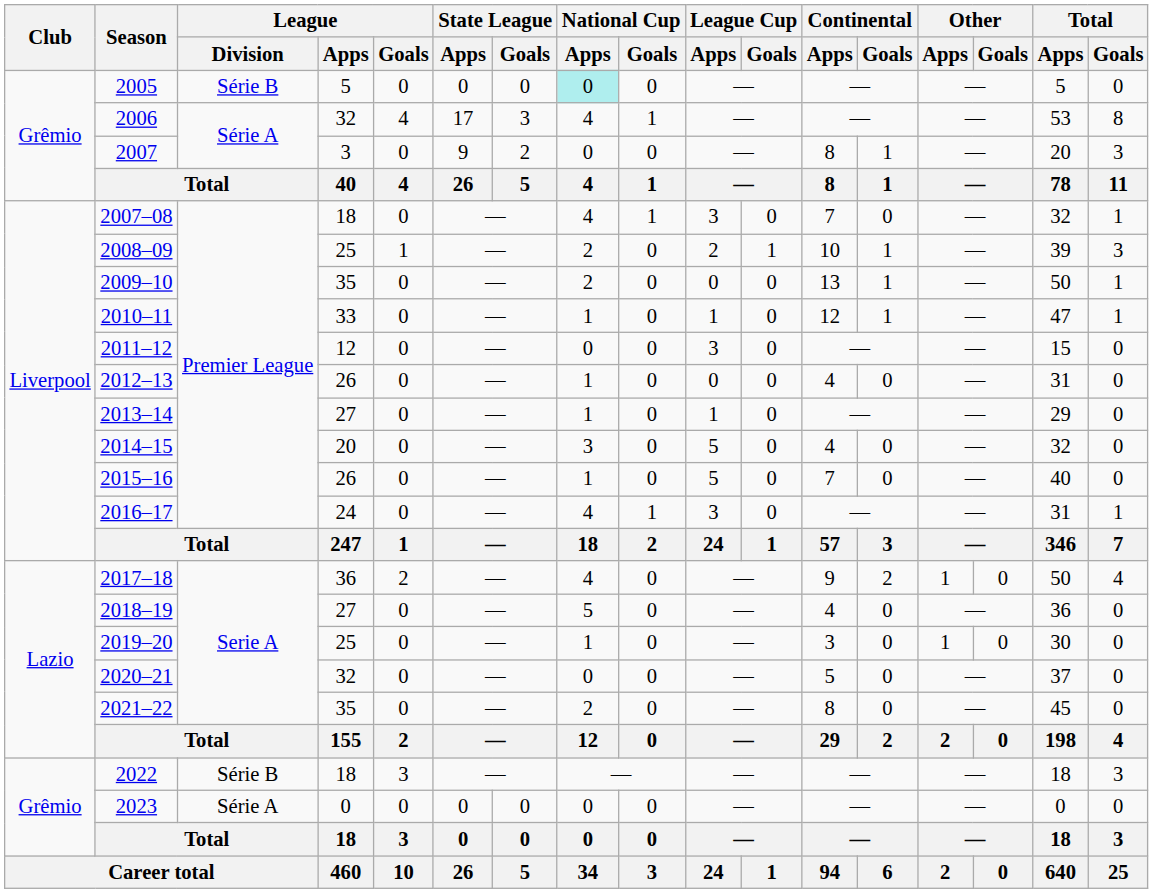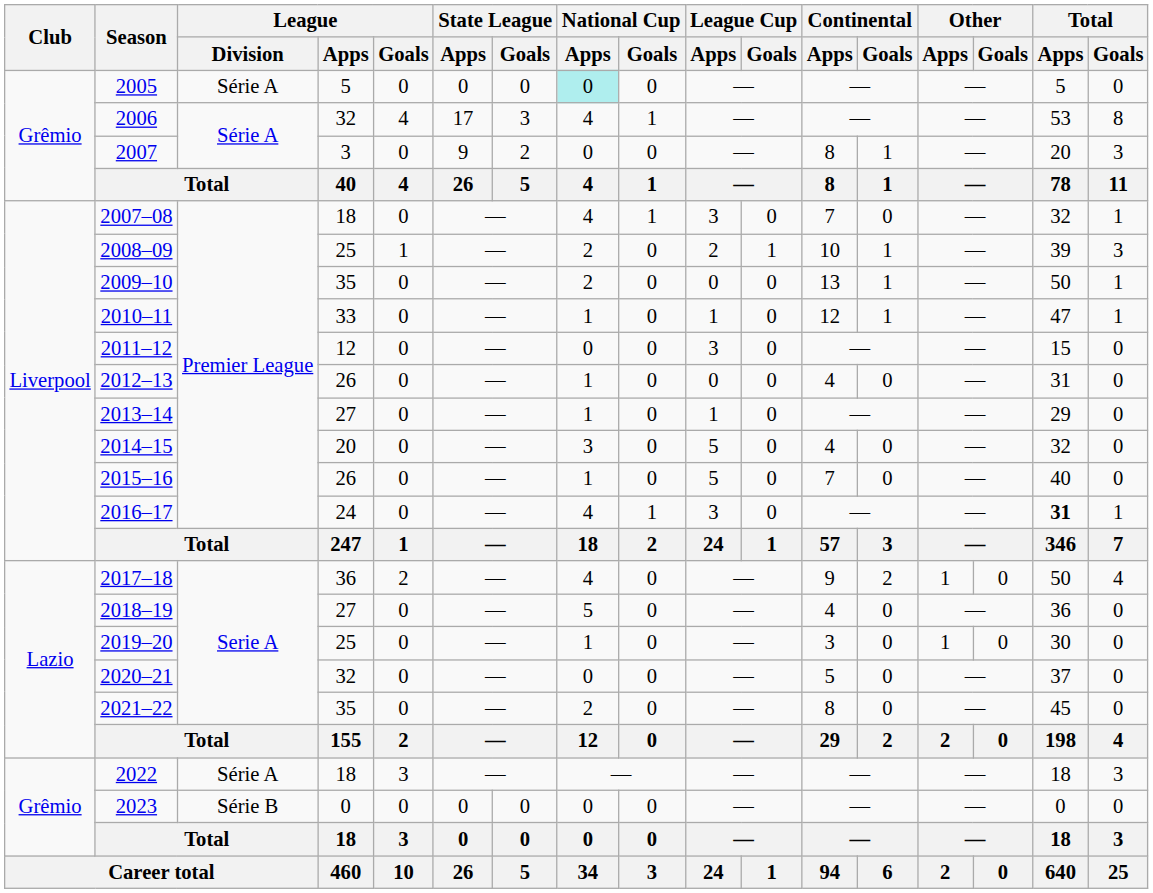(248, 86) Série B -> (248, 86) Série A
(1061, 511) normal -> (1061, 511) bold
(248, 773) Série B -> (248, 773) Série A
(248, 806) Série A -> (248, 806) Série B
